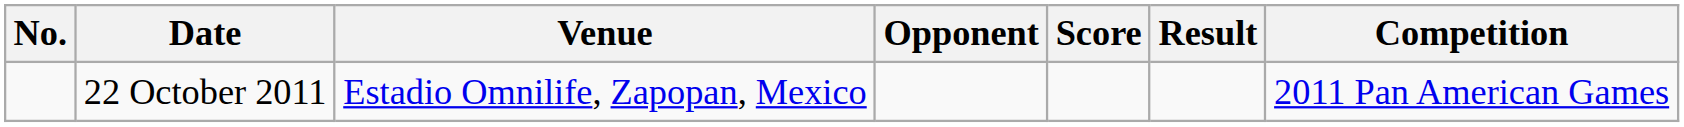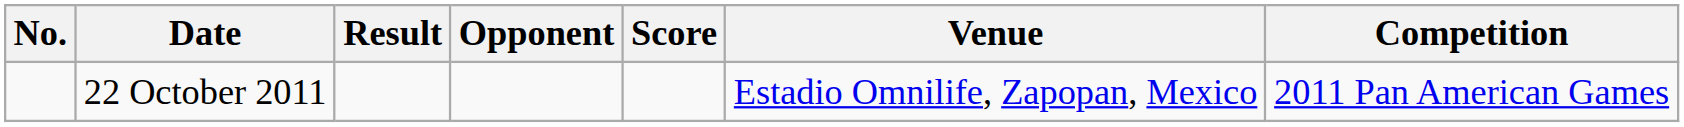columns swapped: (605, 33) <-> (1208, 33)
